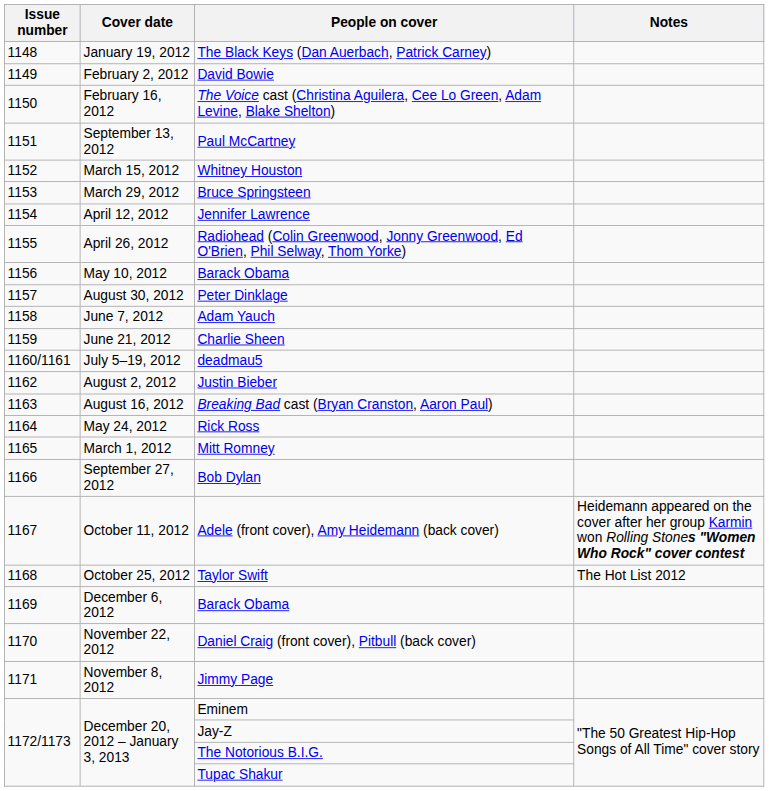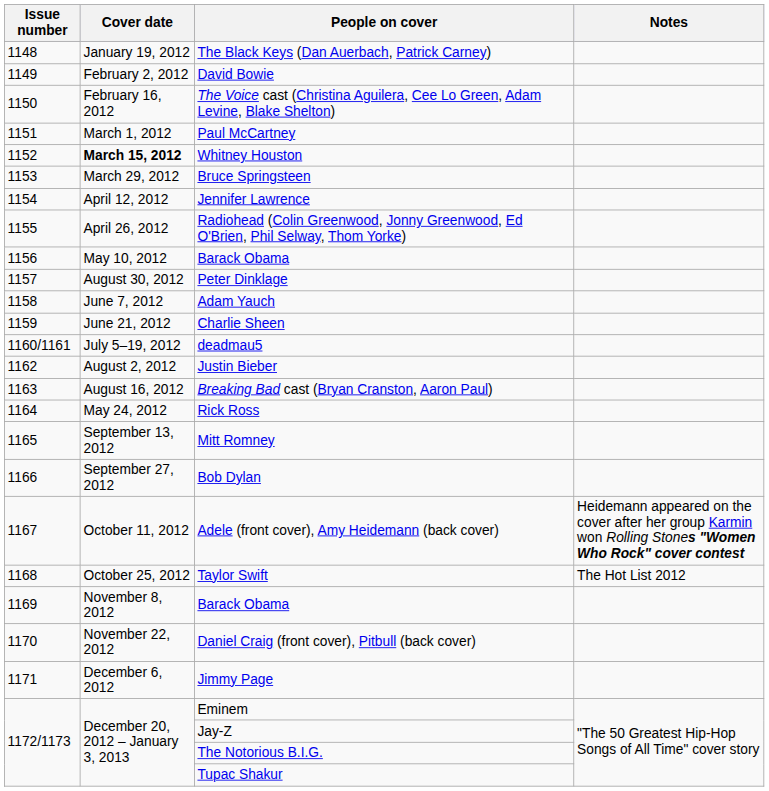(129, 141) September 13, 2012 -> (128, 133) March 1, 2012
(131, 170) normal -> (132, 155) bold
(128, 448) March 1, 2012 -> (129, 440) September 13, 2012
(123, 605) December 6, 2012 -> (123, 605) November 8, 2012
(123, 679) November 8, 2012 -> (123, 679) December 6, 2012
